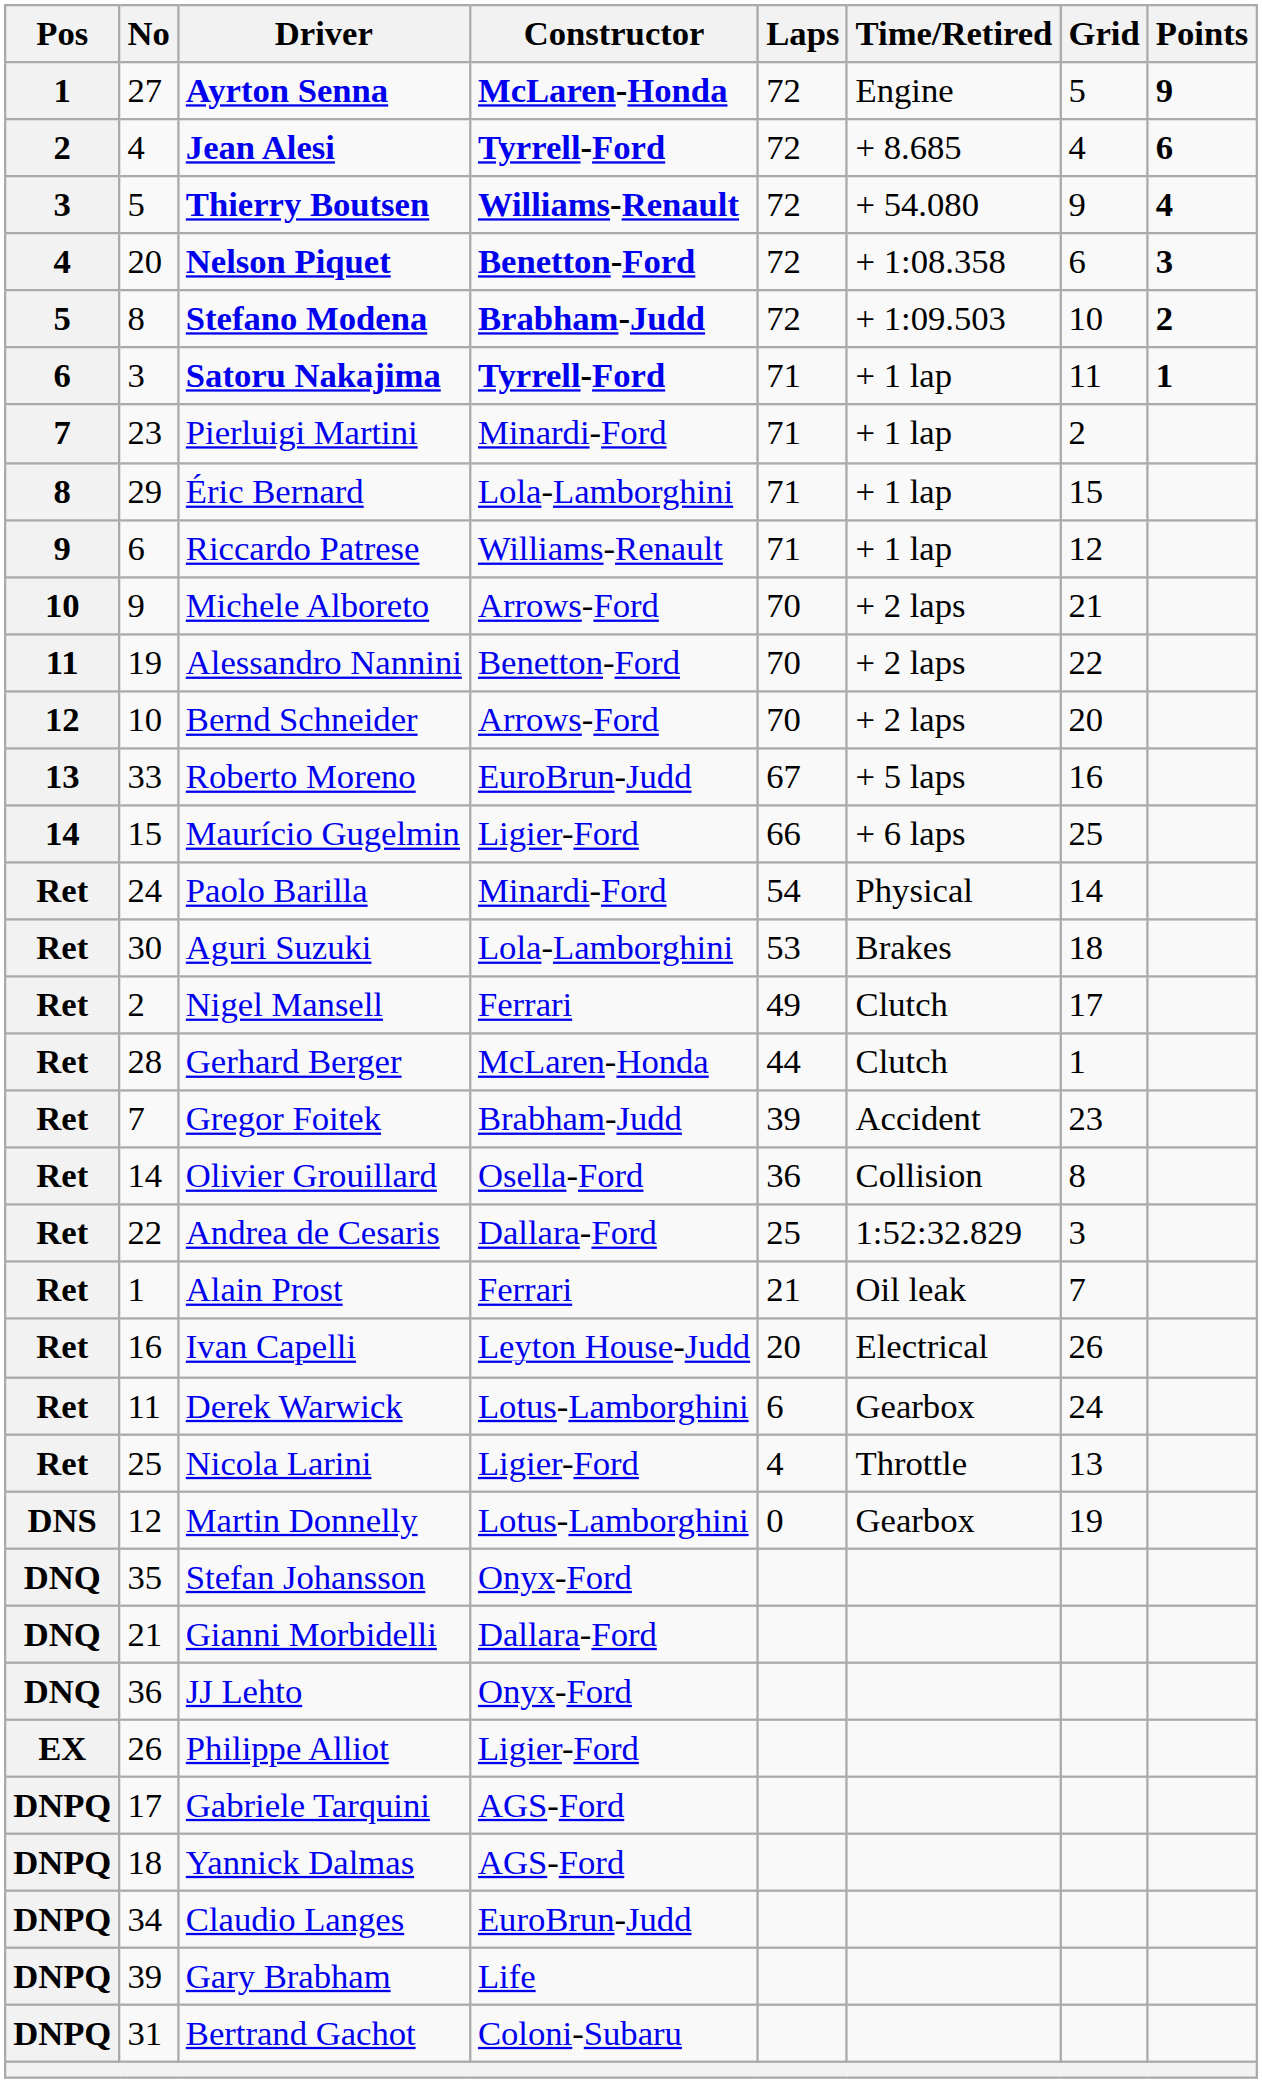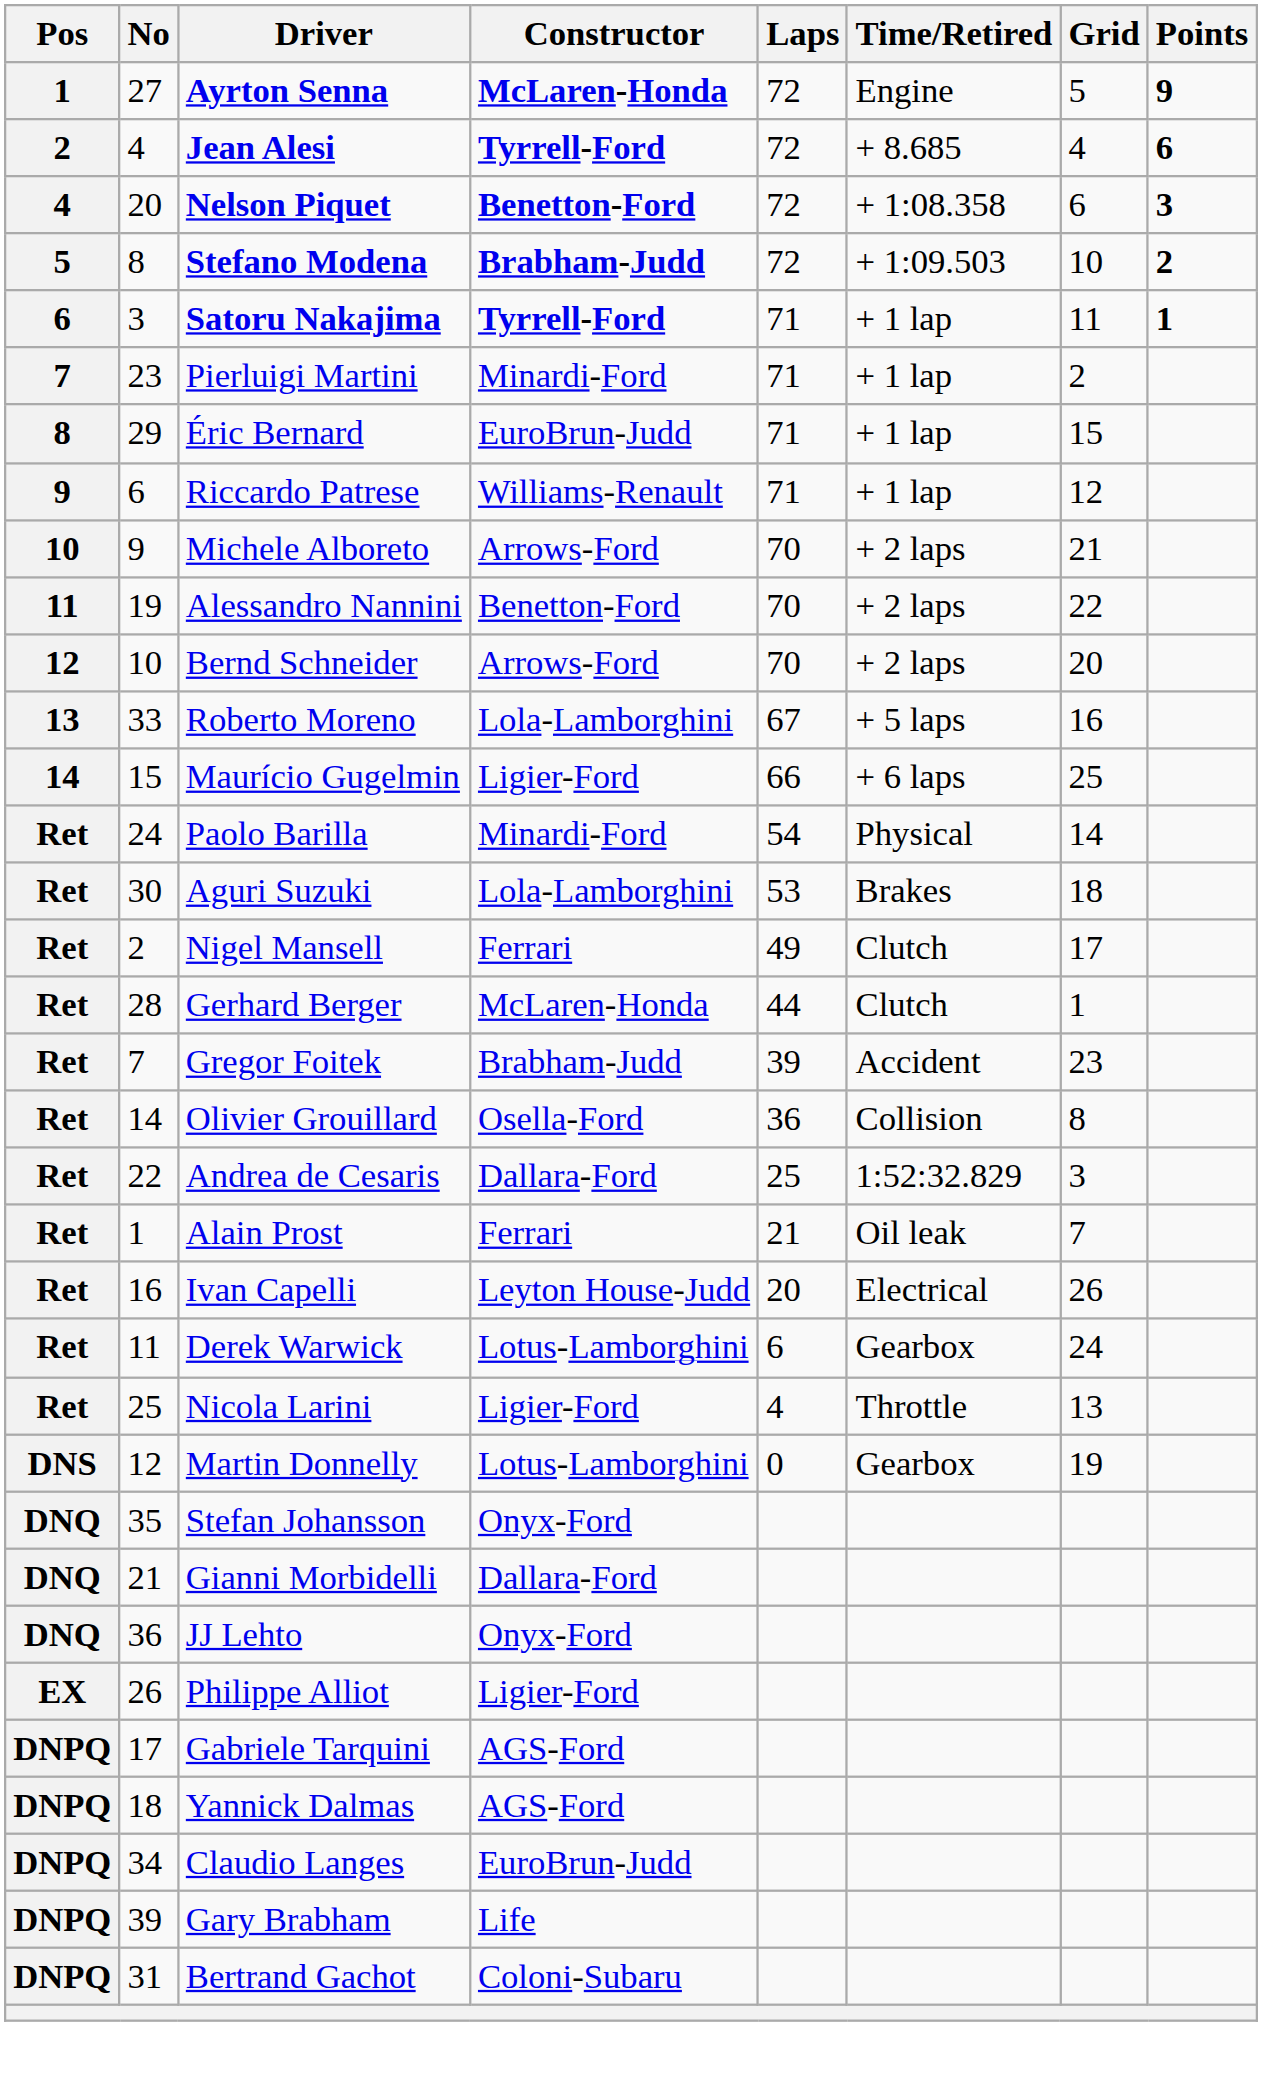- row: (308, 204)
(606, 490) Lola-Lamborghini -> (585, 433) EuroBrun-Judd
(585, 776) EuroBrun-Judd -> (606, 718) Lola-Lamborghini
